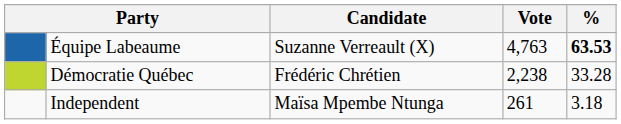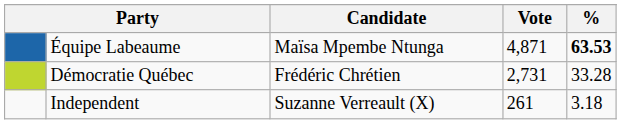(354, 47) Suzanne Verreault (X) -> (359, 47) Maïsa Mpembe Ntunga
(527, 47) 4,763 -> (527, 47) 4,871
(527, 75) 2,238 -> (527, 75) 2,731
(359, 103) Maïsa Mpembe Ntunga -> (354, 103) Suzanne Verreault (X)
